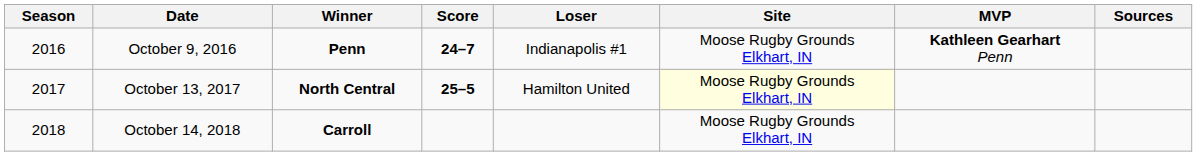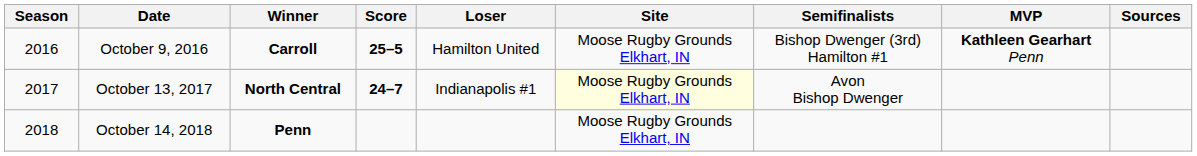+ column: (848, 16)
(347, 48) Penn -> (293, 48) Carroll
(458, 48) 24–7 -> (386, 48) 25–5
(576, 48) Indianapolis #1 -> (486, 48) Hamilton United
(458, 89) 25–5 -> (386, 89) 24–7
(576, 89) Hamilton United -> (486, 89) Indianapolis #1
(347, 130) Carroll -> (293, 130) Penn
